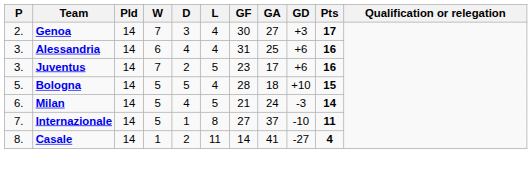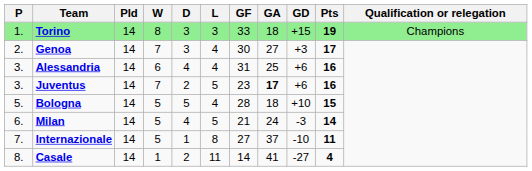+ row: (53, 31)
(272, 67) normal -> (272, 85) bold
